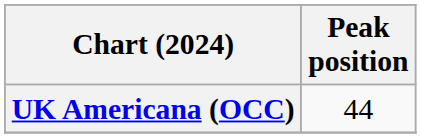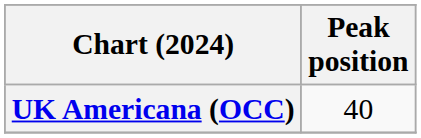(358, 108) 44 -> (358, 108) 40
